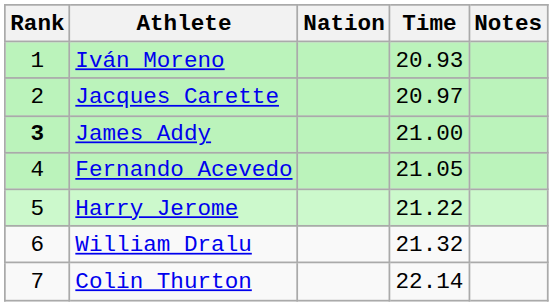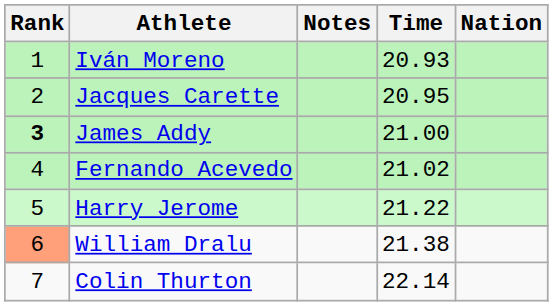columns swapped: (344, 23) <-> (508, 23)
(429, 97) 20.97 -> (416, 97) 20.95
(429, 171) 21.05 -> (416, 171) 21.02
(37, 245) no background -> (37, 245) lightsalmon background
(429, 245) 21.32 -> (416, 245) 21.38
